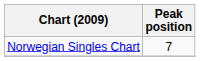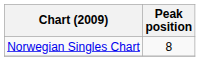(169, 46) 7 -> (169, 46) 8
